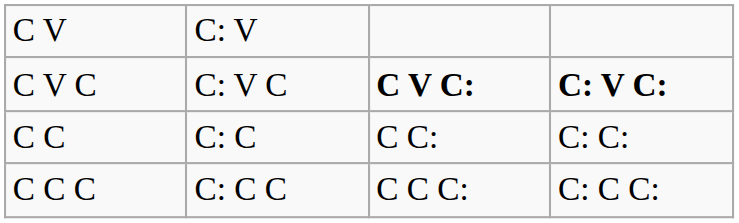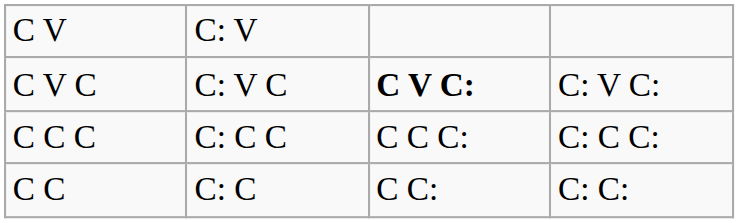(613, 83) bold -> (609, 83) normal
rows swapped: (39, 136) <-> (54, 189)
